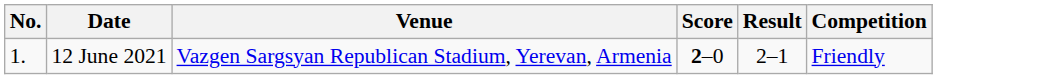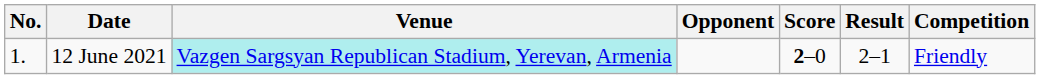+ column: (728, 21)
(424, 55) no background -> (424, 55) paleturquoise background
